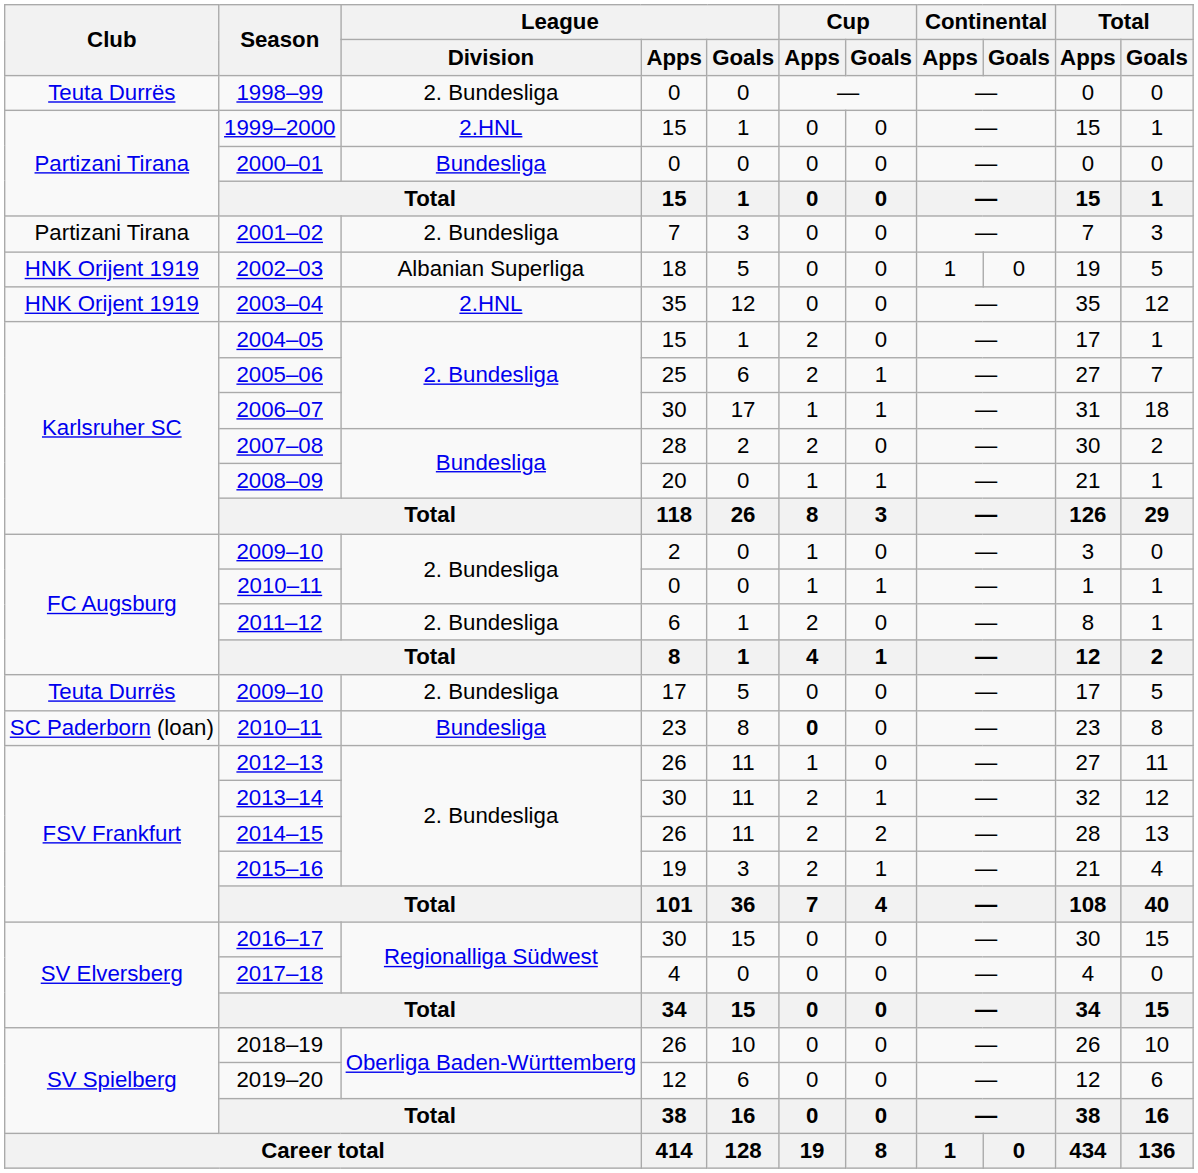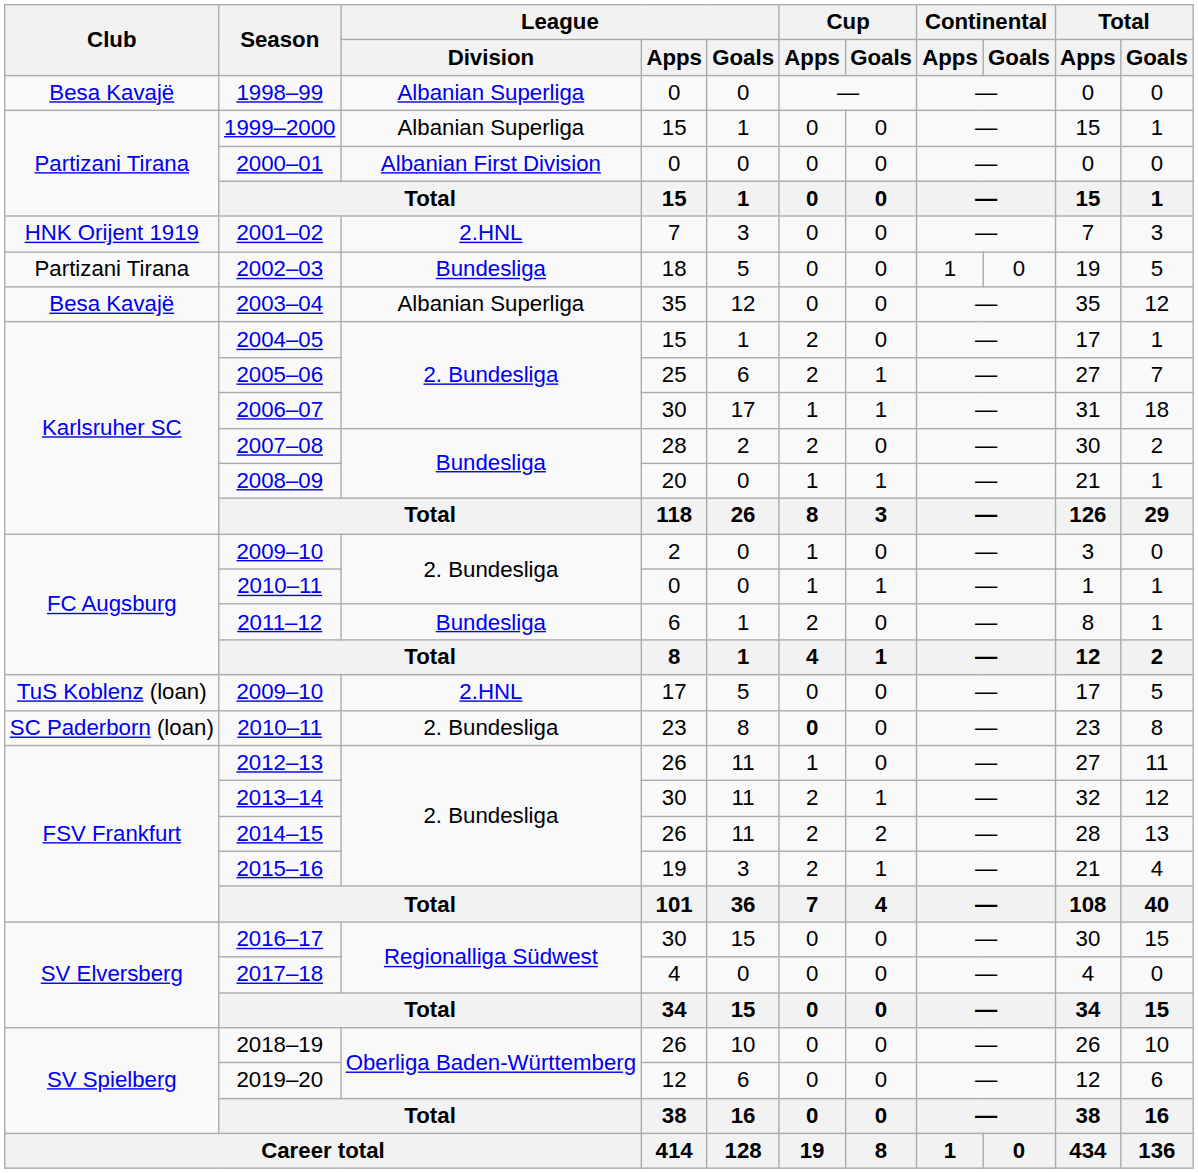(112, 92) Teuta Durrës -> (112, 92) Besa Kavajë
(491, 92) 2. Bundesliga -> (491, 92) Albanian Superliga
(491, 127) 2.HNL -> (491, 127) Albanian Superliga
(491, 163) Bundesliga -> (491, 163) Albanian First Division
(112, 233) Partizani Tirana -> (112, 233) HNK Orijent 1919
(491, 233) 2. Bundesliga -> (491, 233) 2.HNL
(112, 269) HNK Orijent 1919 -> (112, 269) Partizani Tirana
(491, 269) Albanian Superliga -> (491, 269) Bundesliga
(112, 304) HNK Orijent 1919 -> (112, 304) Besa Kavajë
(491, 304) 2.HNL -> (491, 304) Albanian Superliga
(491, 621) 2. Bundesliga -> (491, 621) Bundesliga
(112, 692) Teuta Durrës -> (112, 692) TuS Koblenz (loan)
(491, 692) 2. Bundesliga -> (491, 692) 2.HNL
(491, 727) Bundesliga -> (491, 727) 2. Bundesliga
